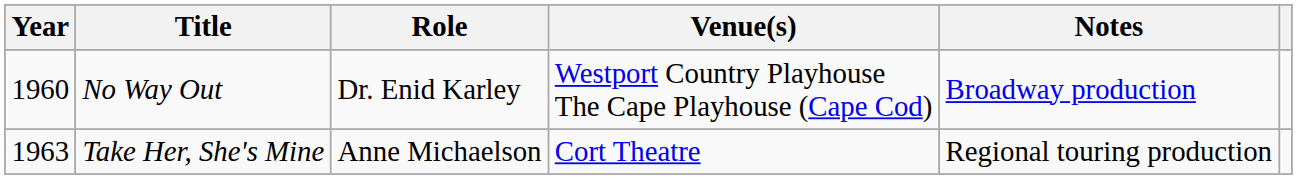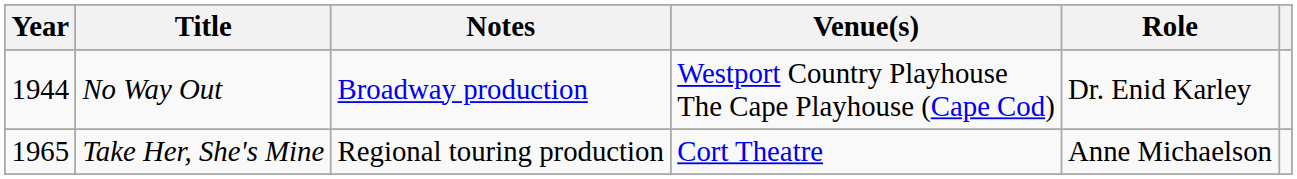columns swapped: (440, 27) <-> (1109, 27)
(40, 89) 1960 -> (40, 89) 1944
(40, 151) 1963 -> (40, 151) 1965
